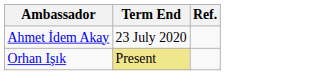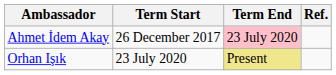+ column: (168, 15)
(151, 37) no background -> (262, 37) pink background
